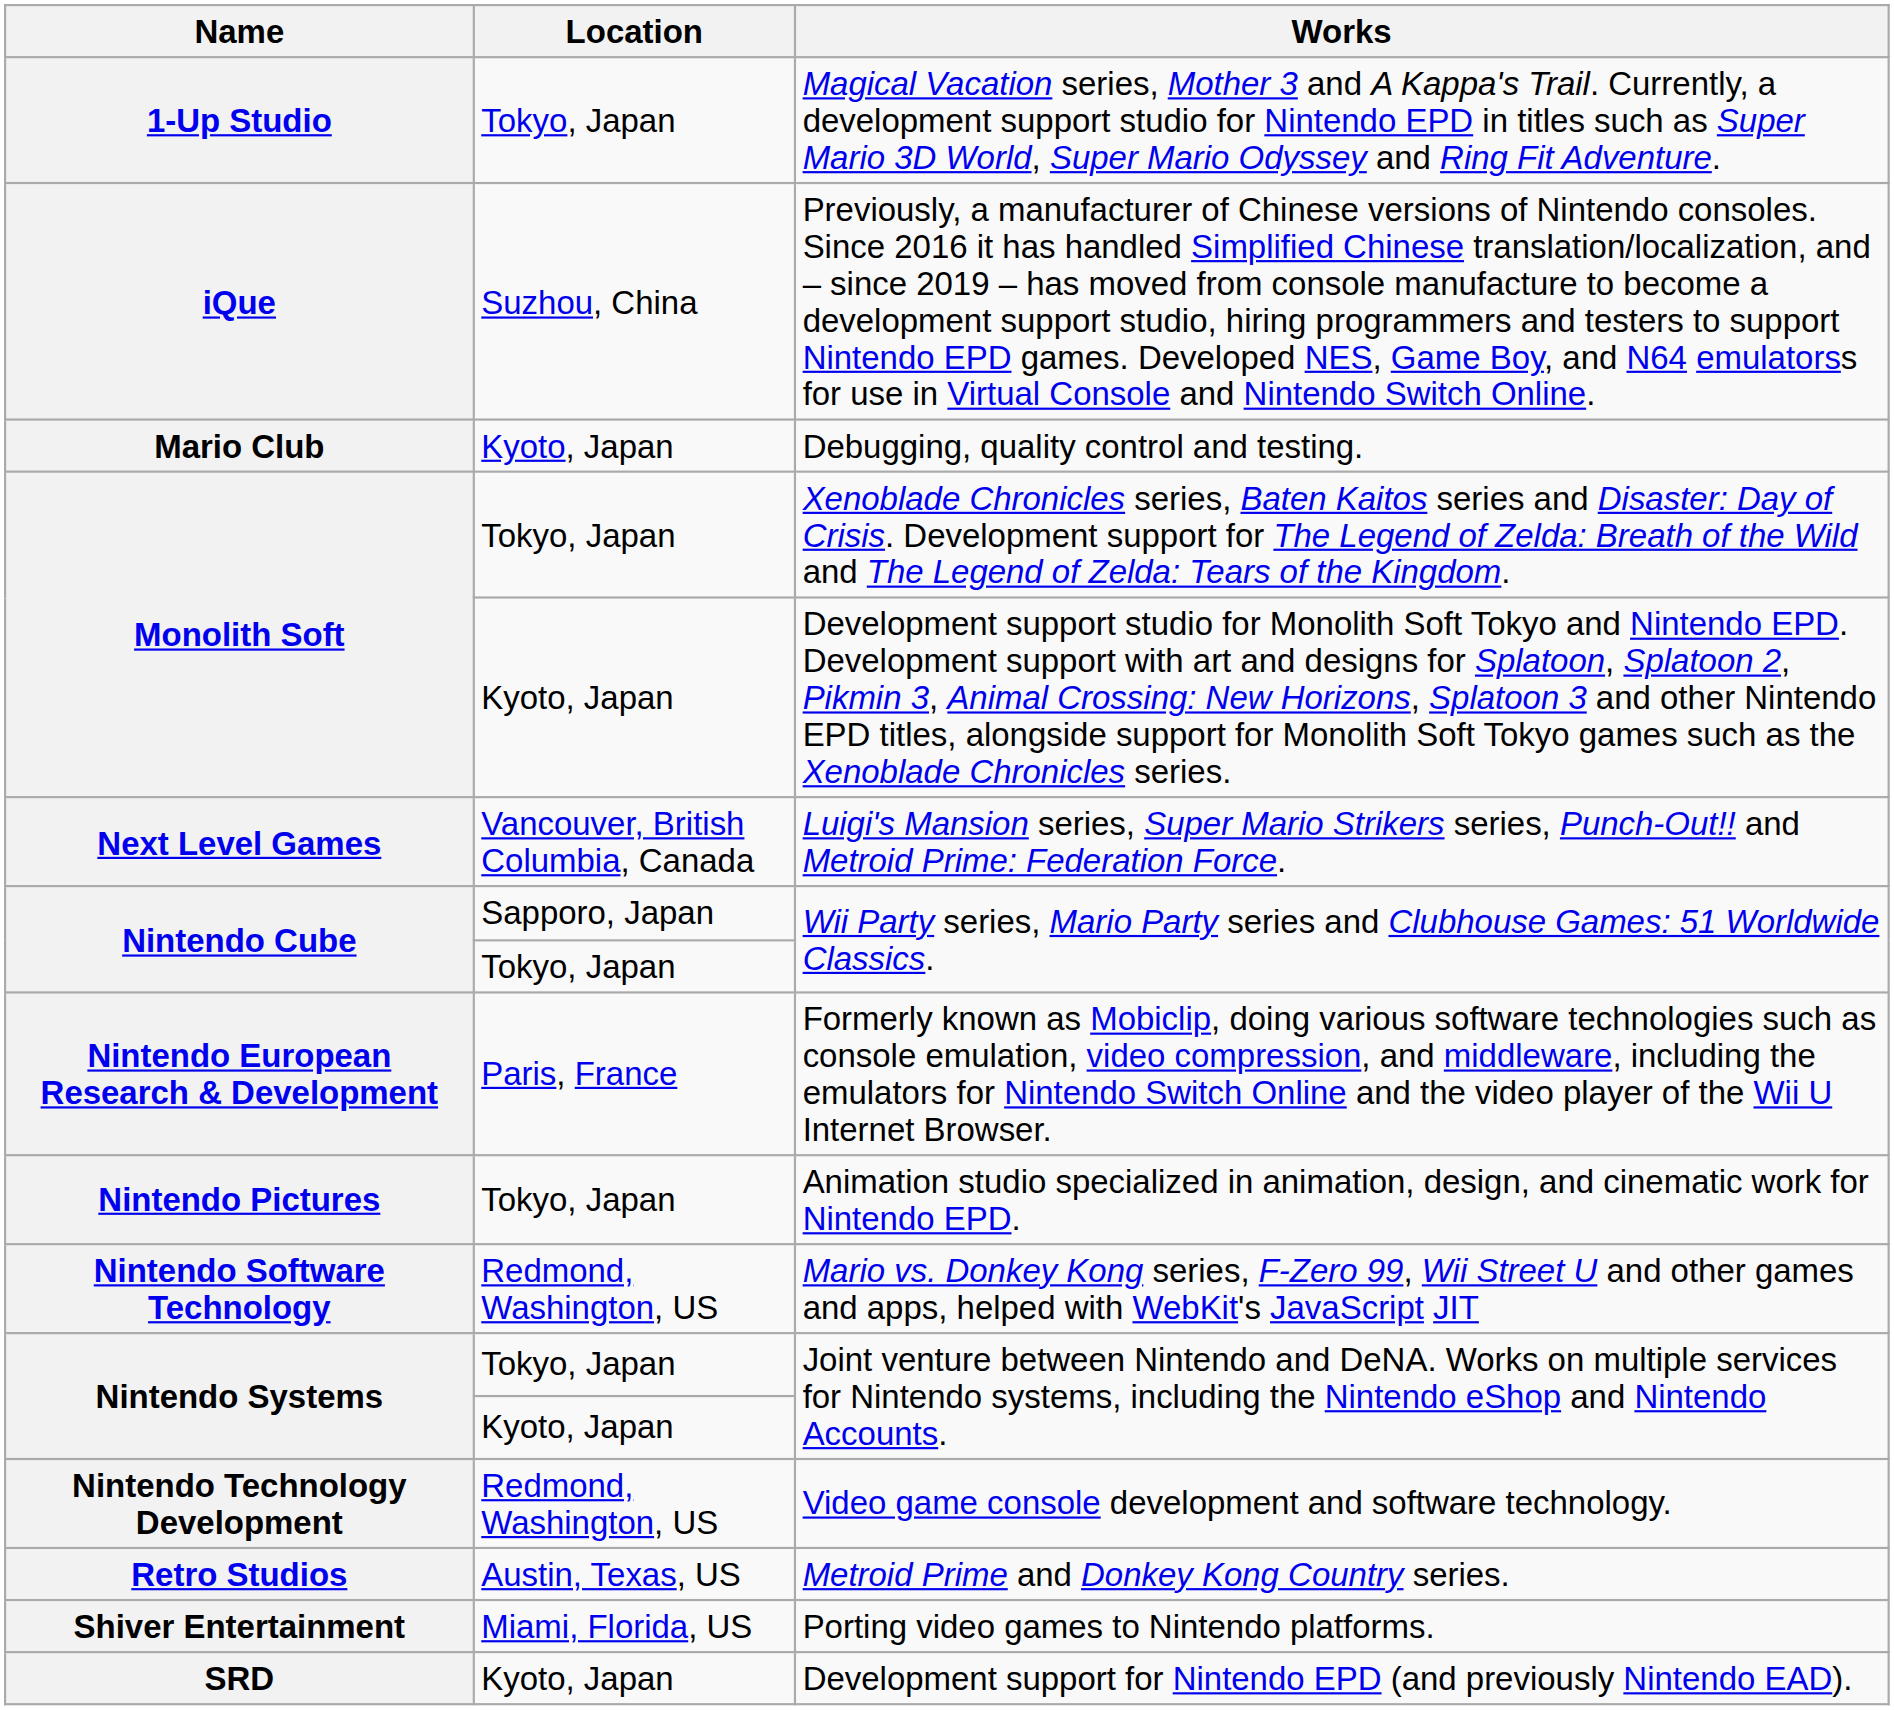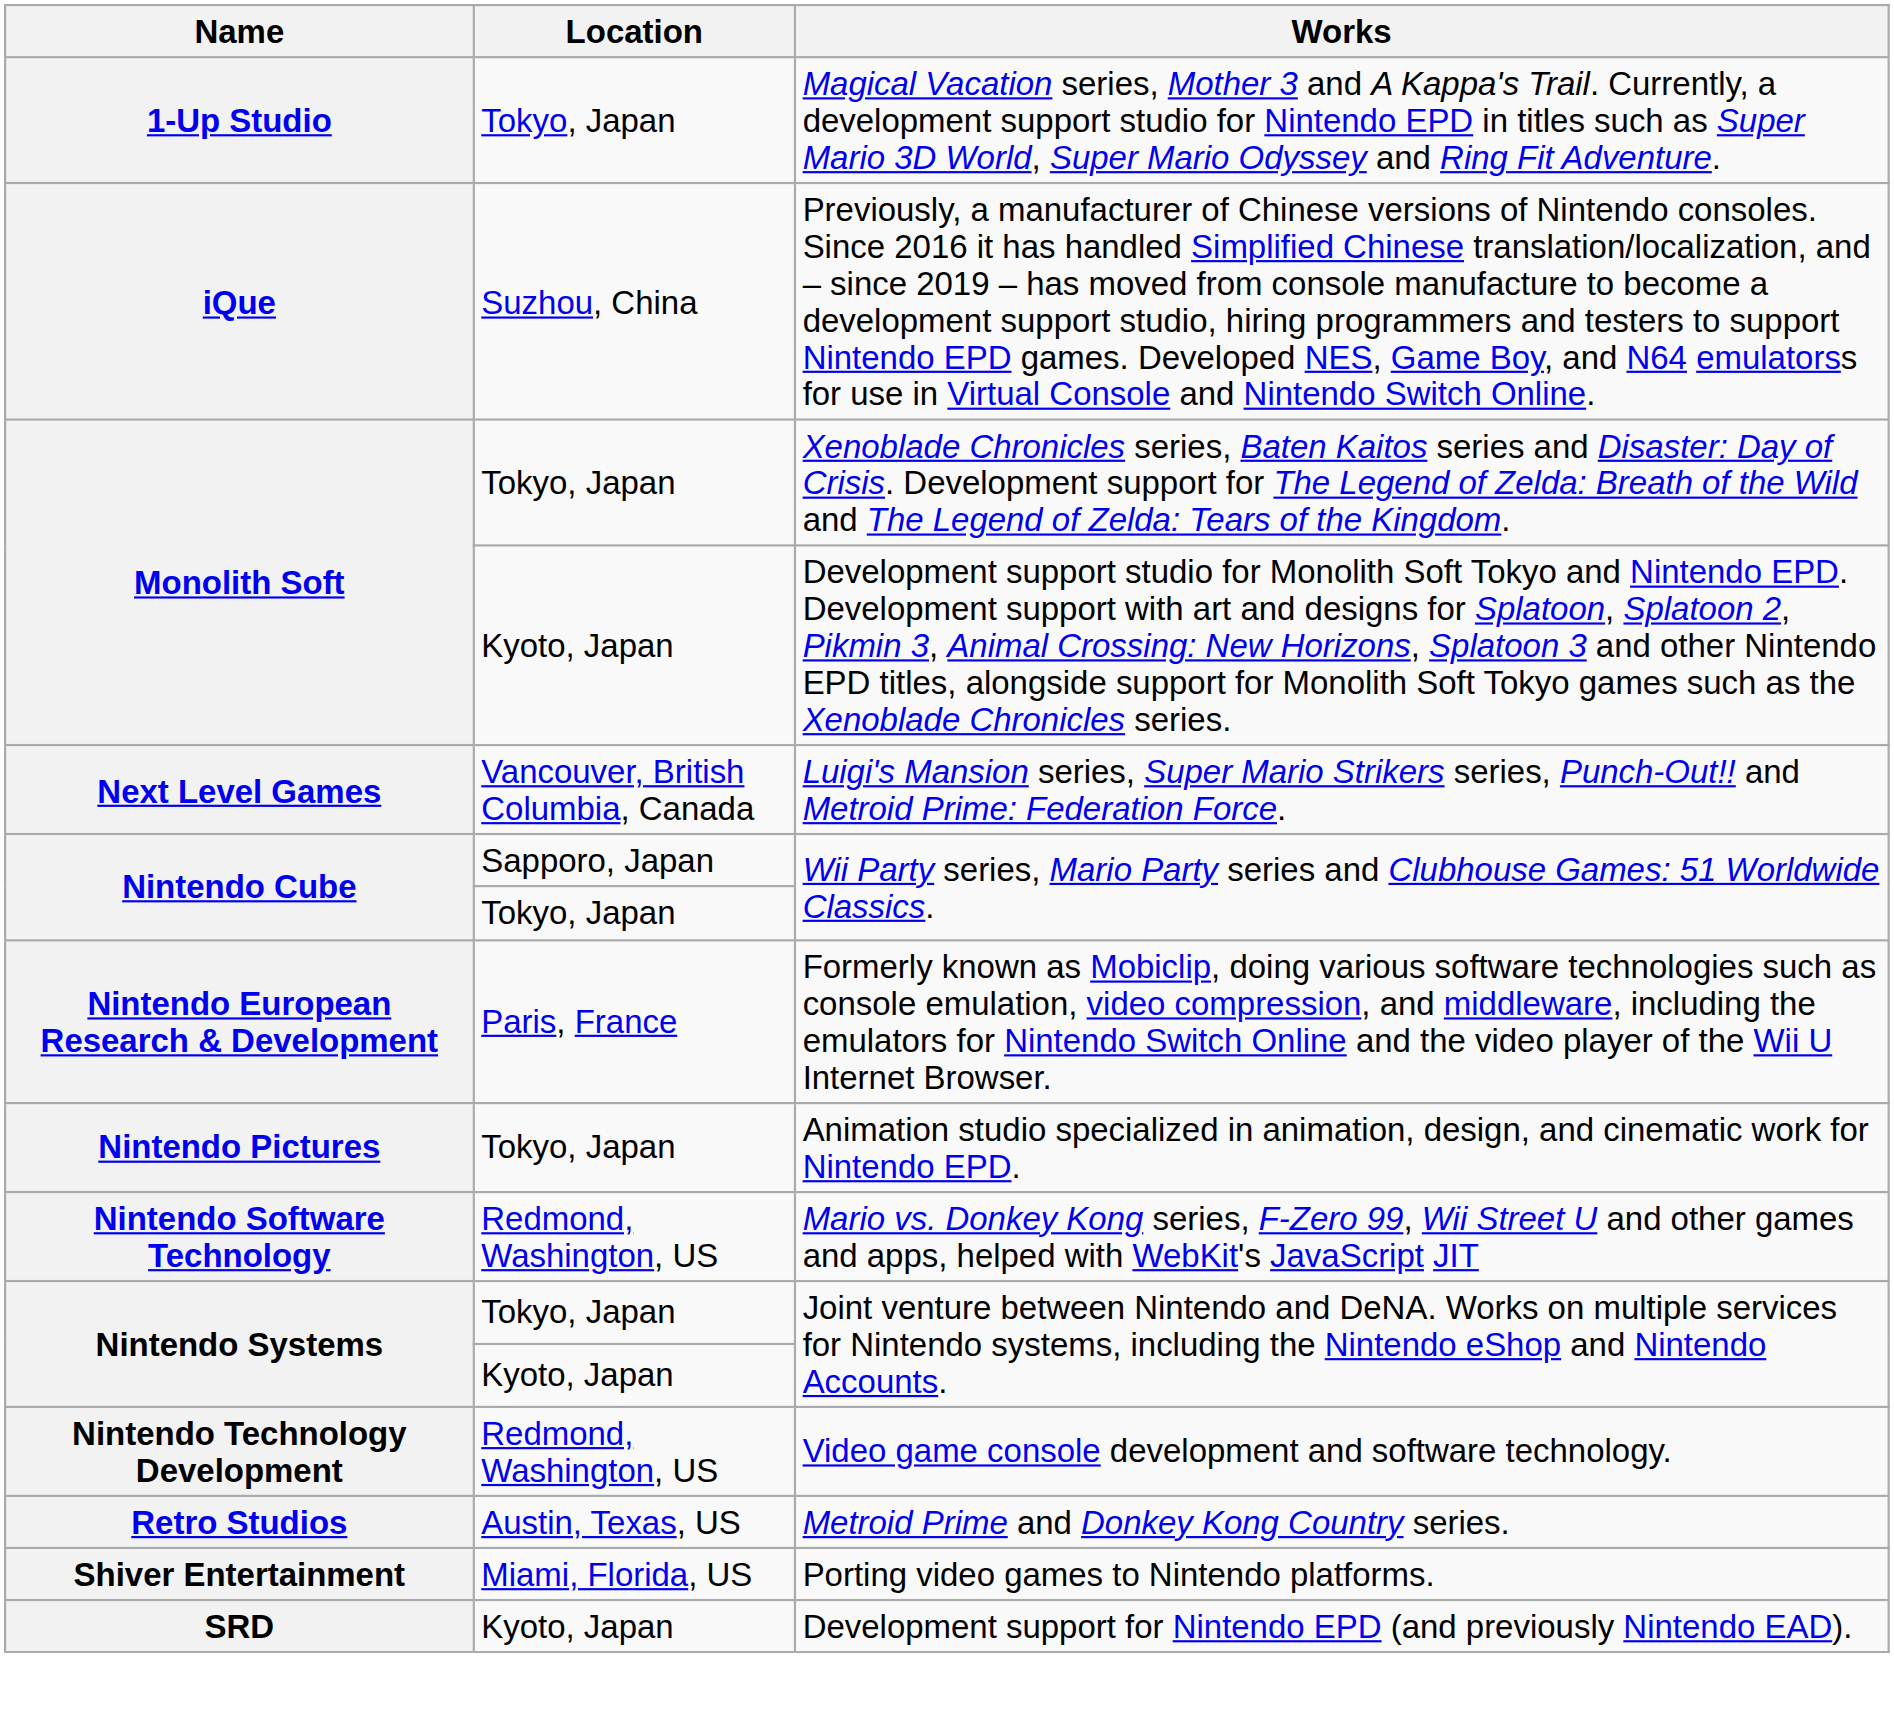- row: (577, 446)
